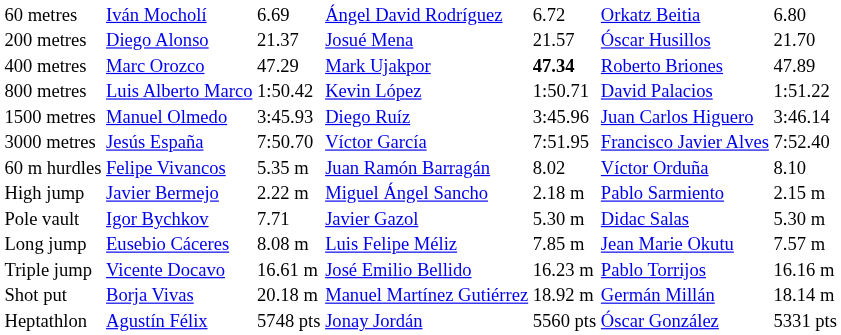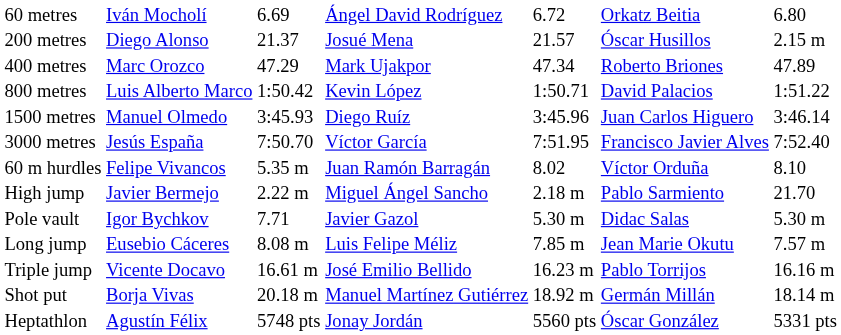(794, 40) 21.70 -> (799, 40) 2.15 m
(554, 65) bold -> (554, 65) normal
(799, 193) 2.15 m -> (794, 193) 21.70
